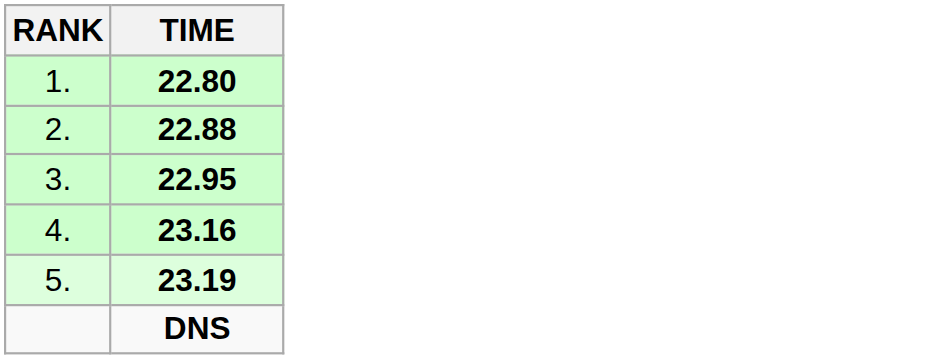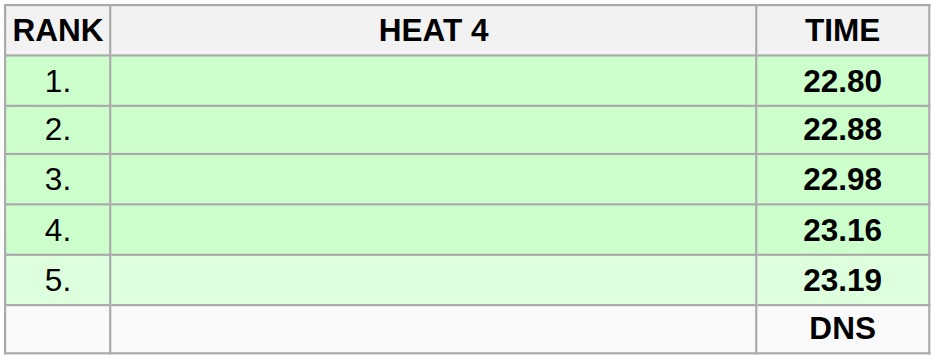+ column: (434, 30)
(197, 180) 22.95 -> (843, 180) 22.98
